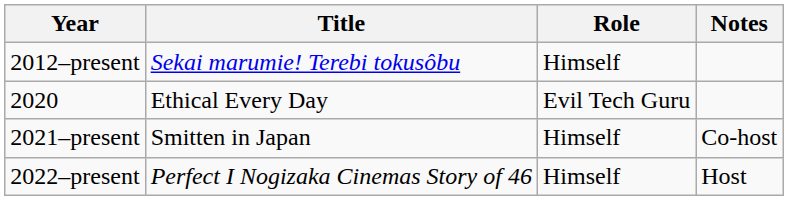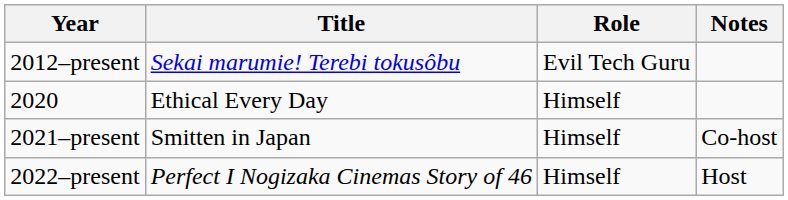(582, 61) Himself -> (617, 61) Evil Tech Guru
(617, 99) Evil Tech Guru -> (582, 99) Himself
